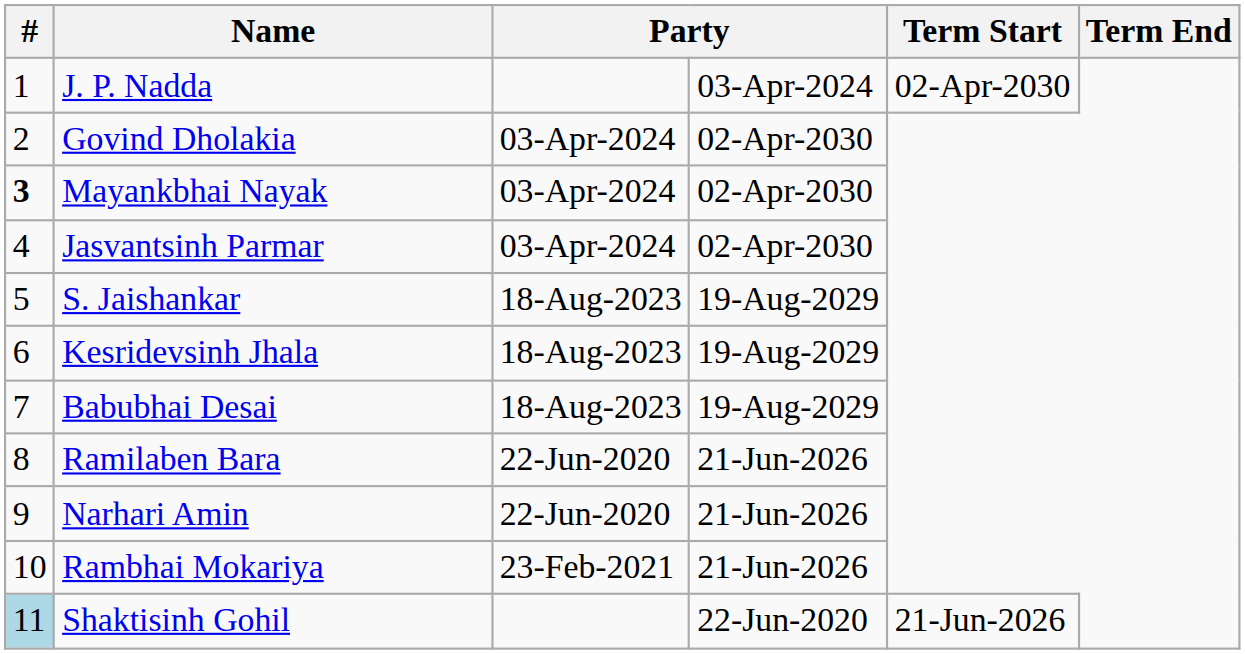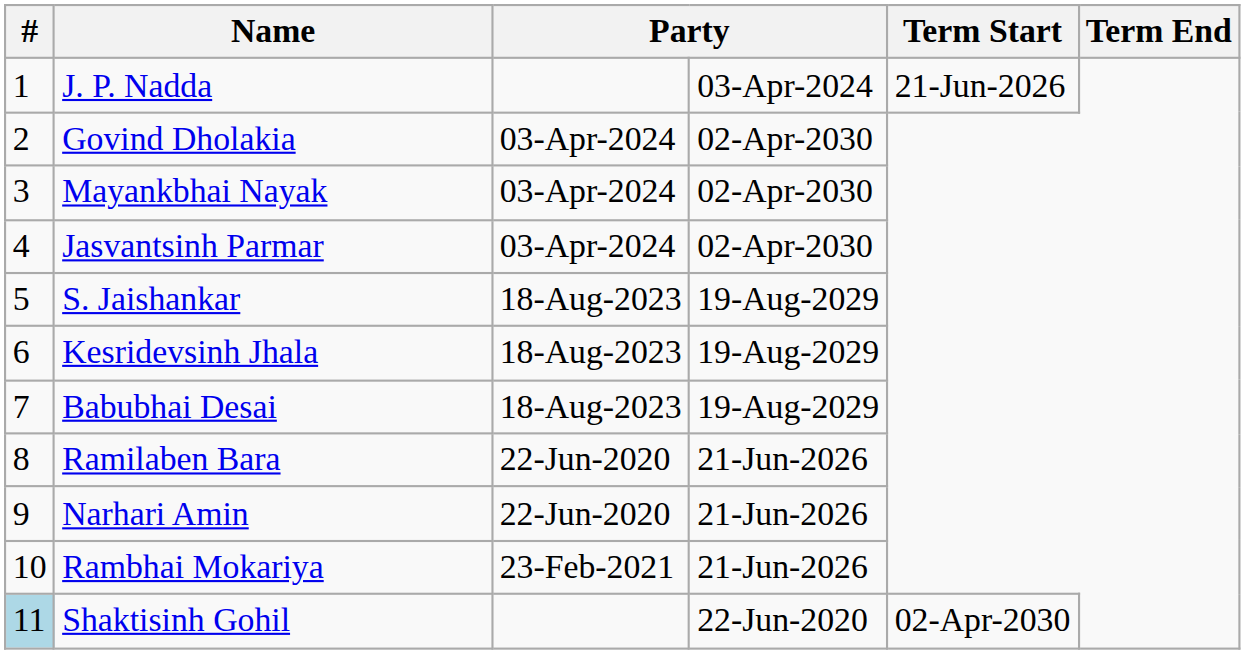(982, 84) 02-Apr-2030 -> (980, 84) 21-Jun-2026
(21, 191) bold -> (21, 191) normal
(980, 620) 21-Jun-2026 -> (982, 620) 02-Apr-2030
